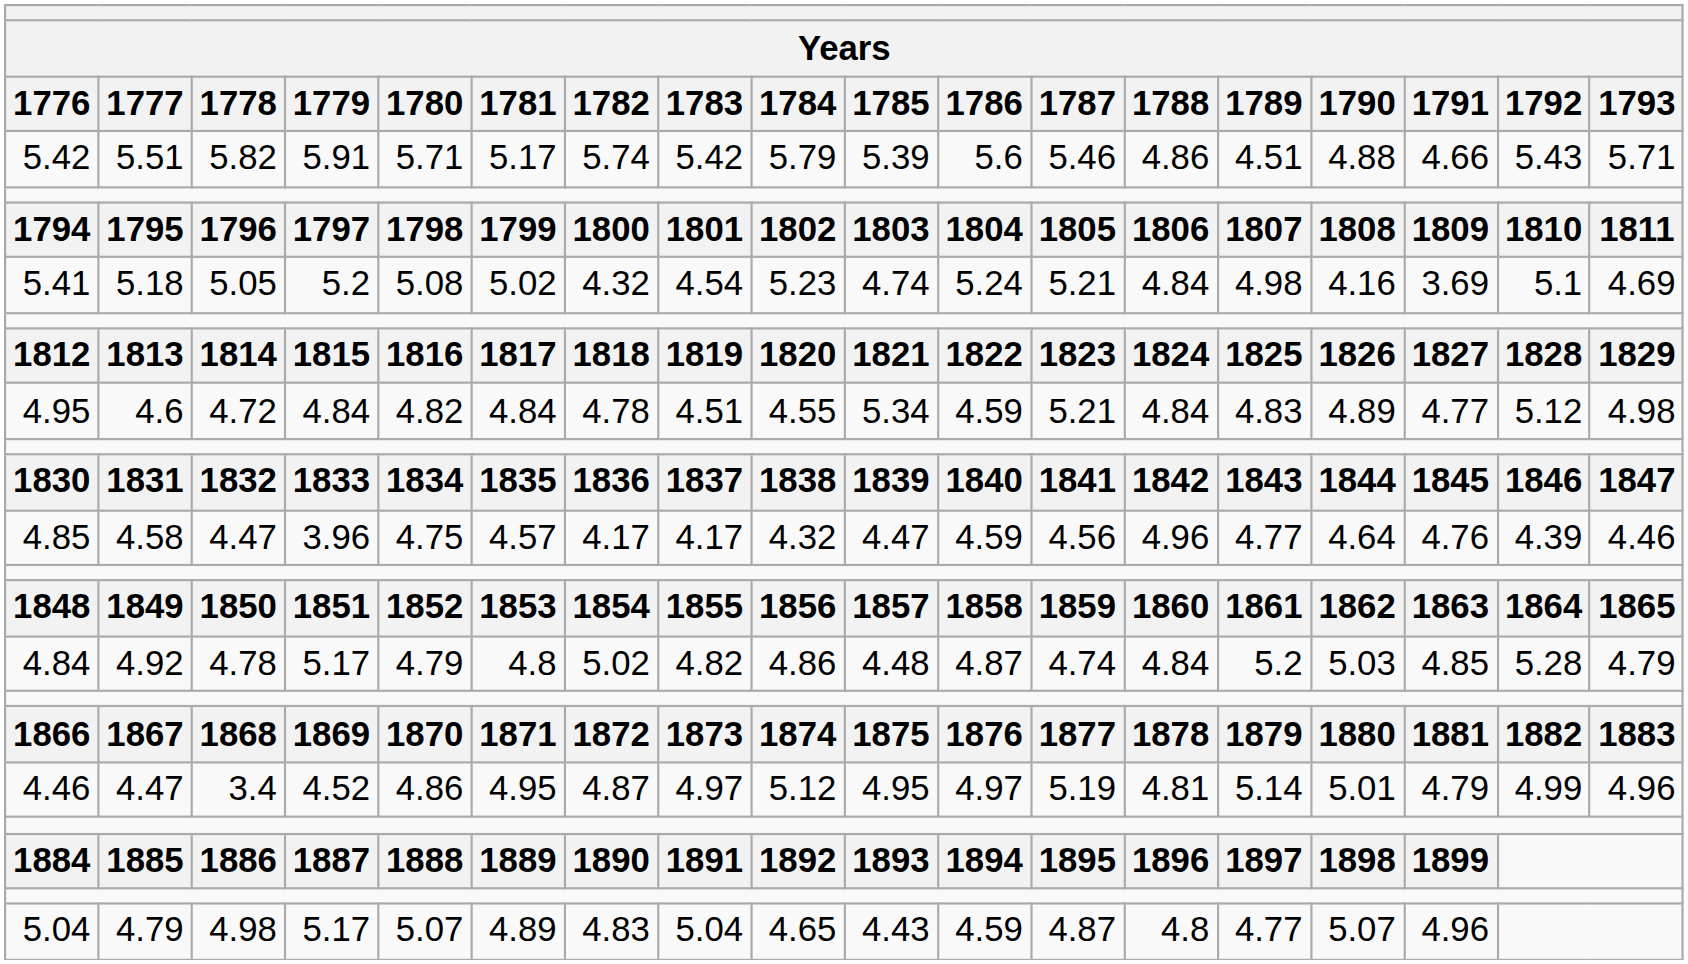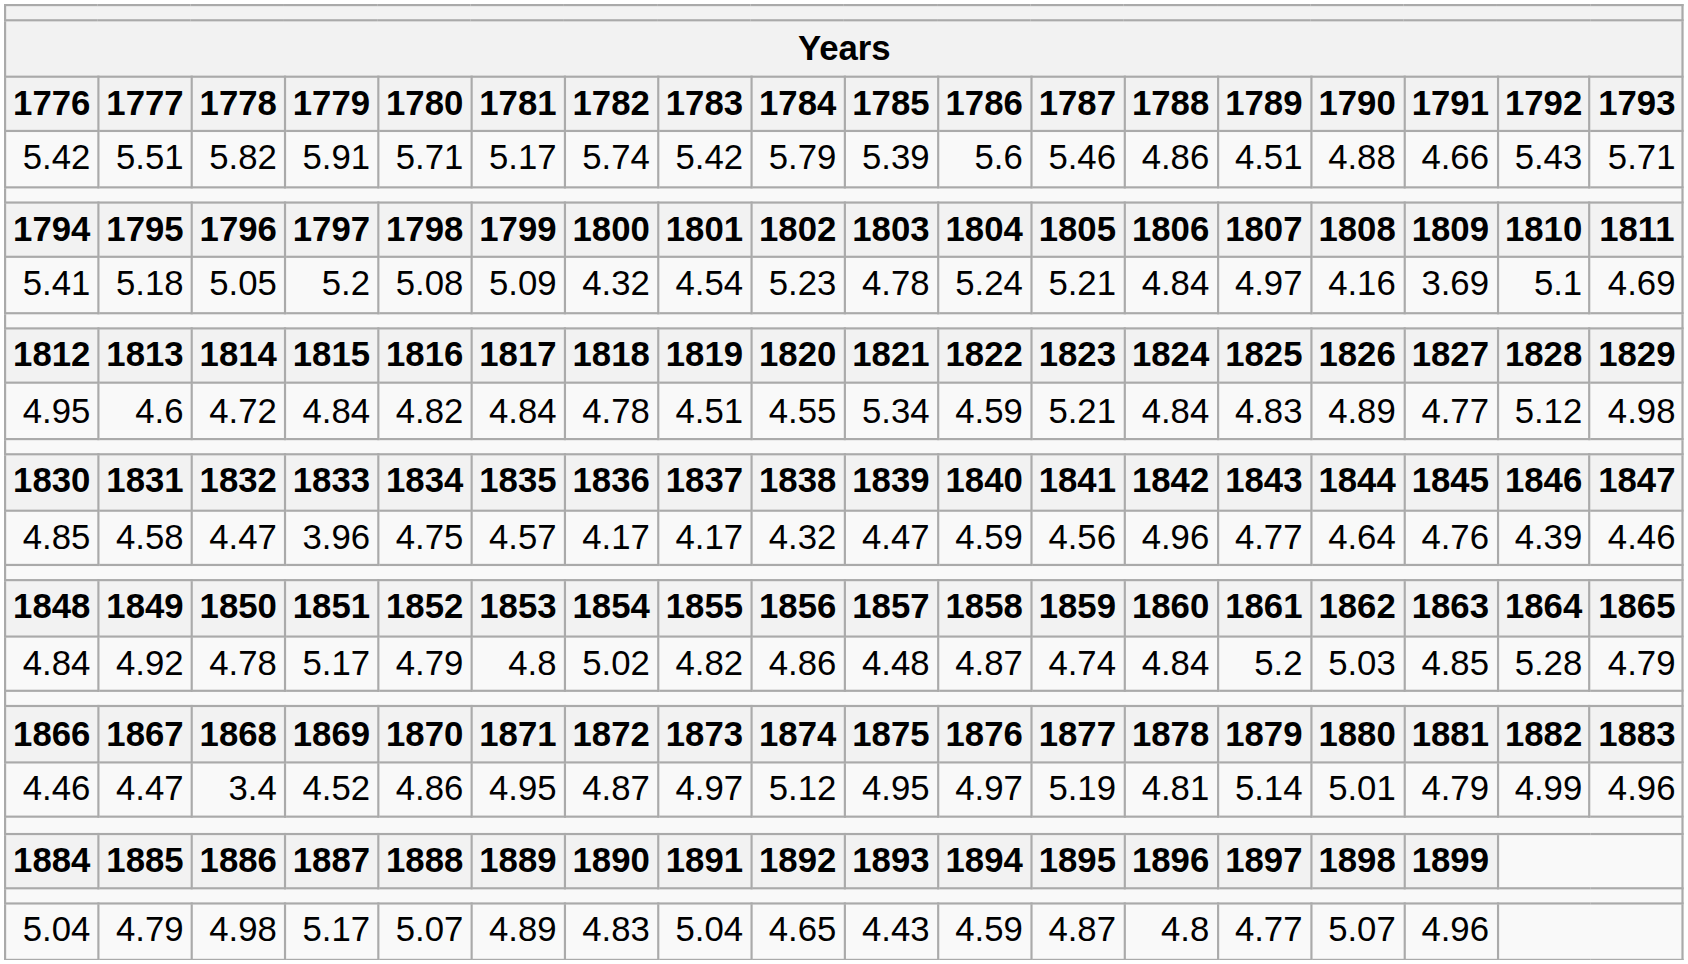(523, 284) 5.02 -> (523, 284) 5.09
(896, 284) 4.74 -> (896, 284) 4.78
(1269, 284) 4.98 -> (1269, 284) 4.97
